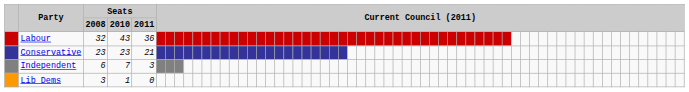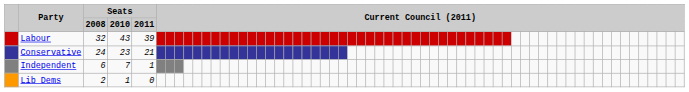(149, 39) 36 -> (149, 39) 39
(101, 53) 23 -> (101, 53) 24
(152, 66) 3 -> (152, 66) 1
(103, 80) 3 -> (103, 80) 2
